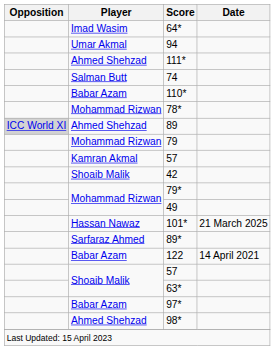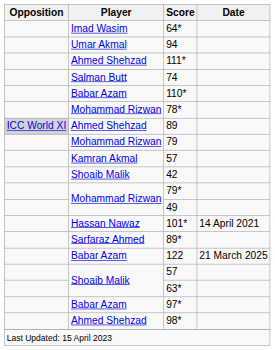(234, 223) 21 March 2025 -> (229, 223) 14 April 2021
(229, 256) 14 April 2021 -> (234, 256) 21 March 2025
